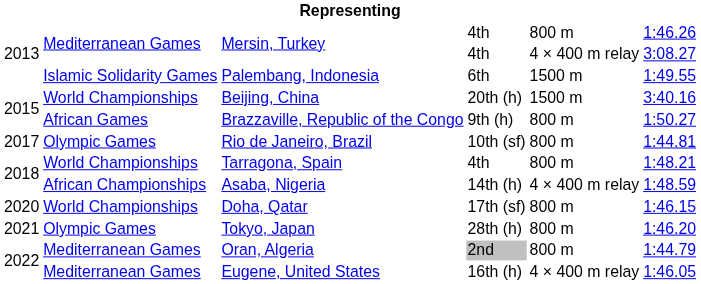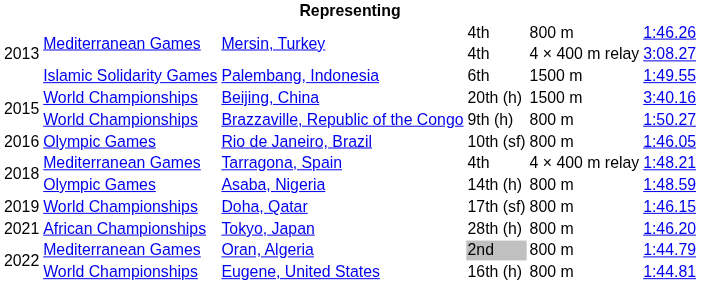(96, 119) African Games -> (120, 119) World Championships
(22, 141) 2017 -> (22, 141) 2016
(670, 141) 1:44.81 -> (670, 141) 1:46.05
(120, 163) World Championships -> (122, 163) Mediterranean Games
(552, 163) 800 m -> (584, 163) 4 × 400 m relay
(125, 185) African Championships -> (99, 185) Olympic Games
(584, 185) 4 × 400 m relay -> (552, 185) 800 m
(22, 206) 2020 -> (22, 206) 2019
(99, 228) Olympic Games -> (125, 228) African Championships
(122, 272) Mediterranean Games -> (120, 272) World Championships
(584, 272) 4 × 400 m relay -> (552, 272) 800 m
(670, 272) 1:46.05 -> (670, 272) 1:44.81
